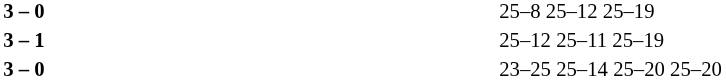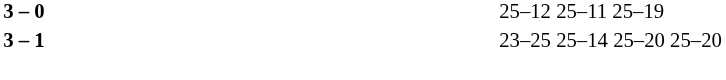- row: (577, 11)
(24, 40) 3 – 1 -> (24, 11) 3 – 0
(24, 68) 3 – 0 -> (24, 40) 3 – 1
